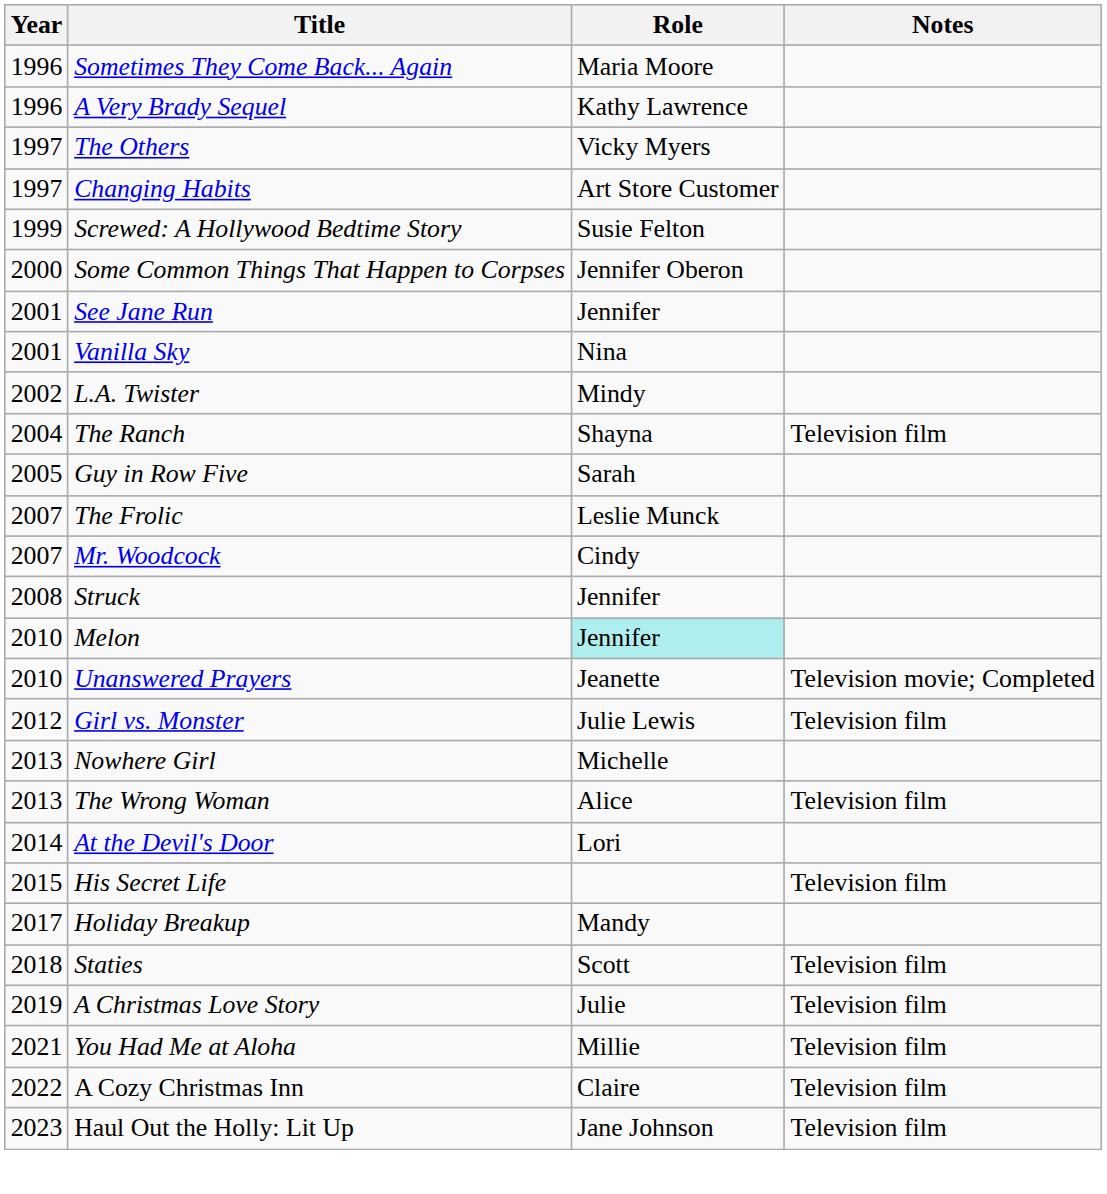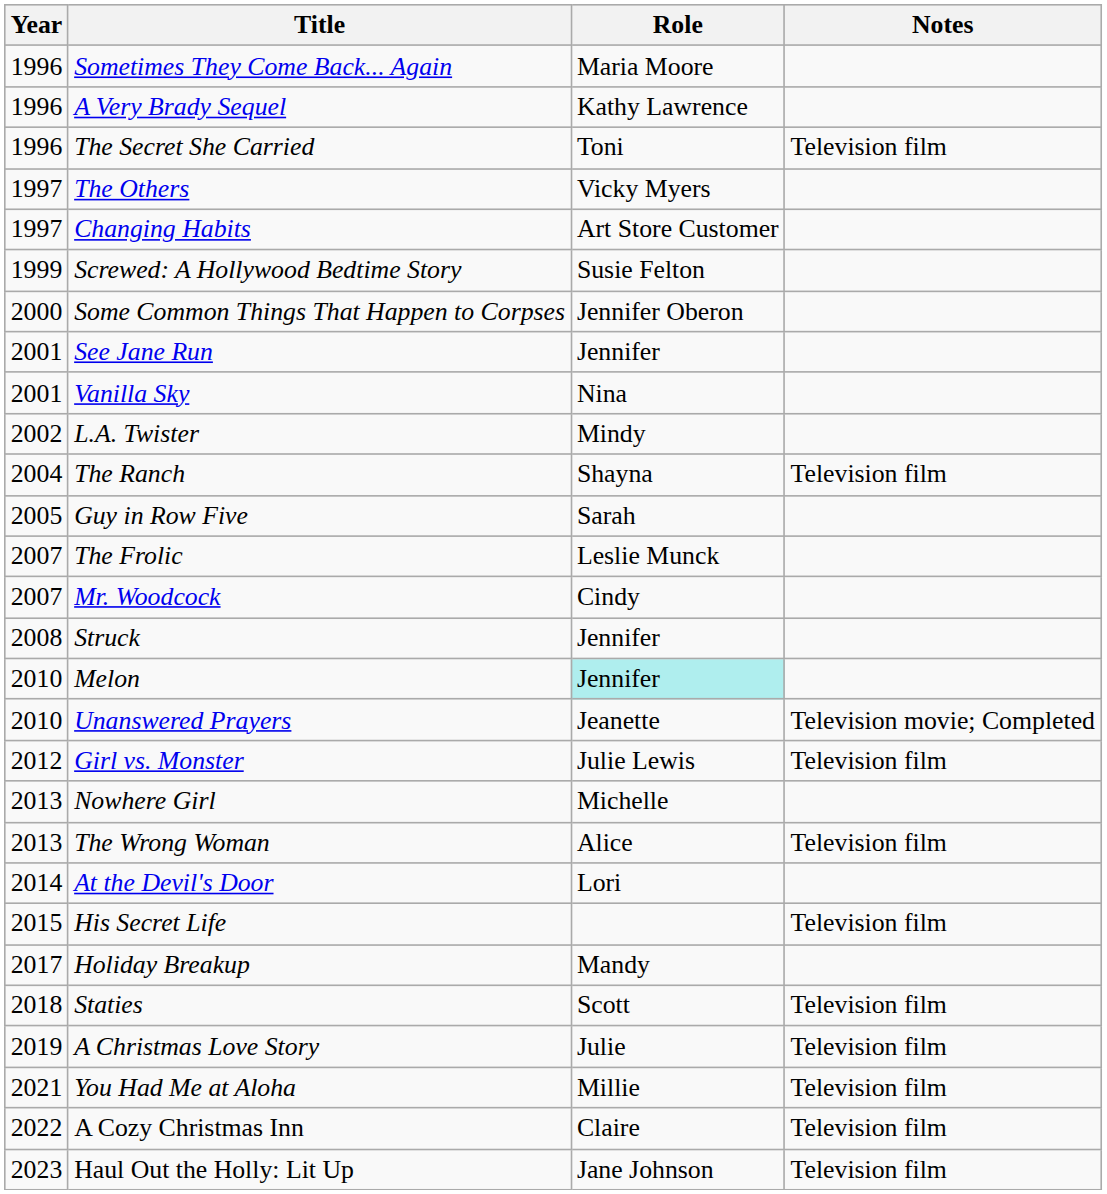+ row: (194, 147)
